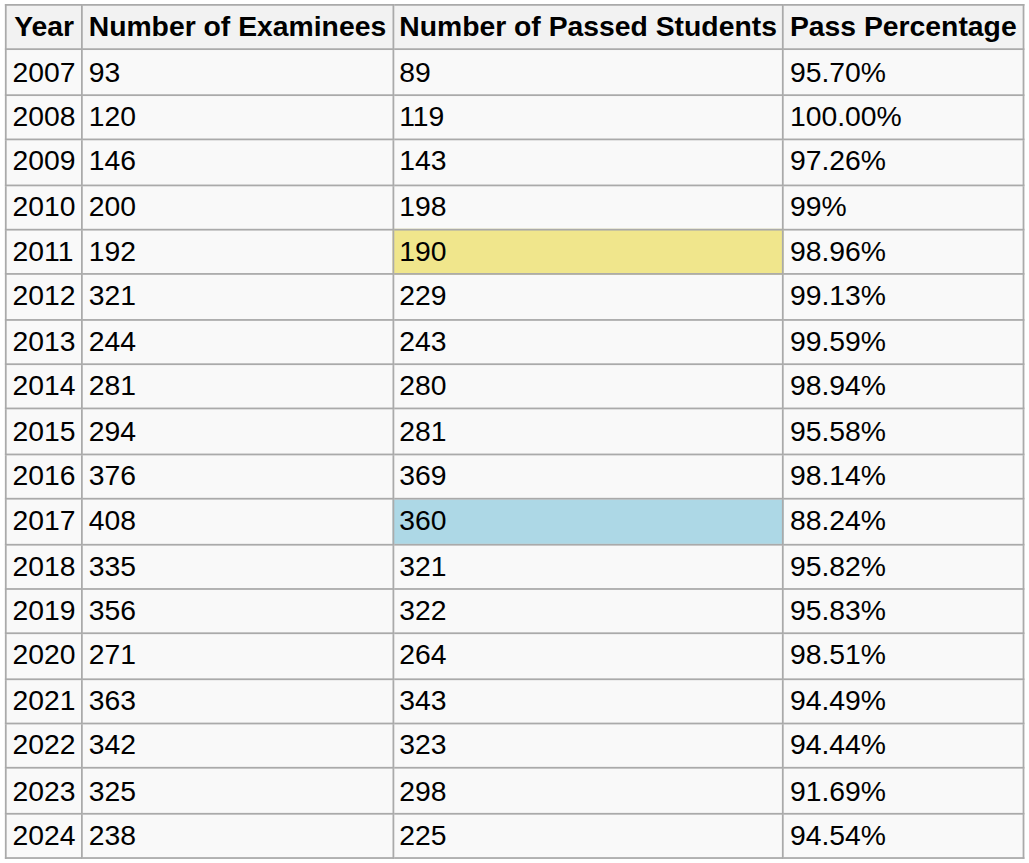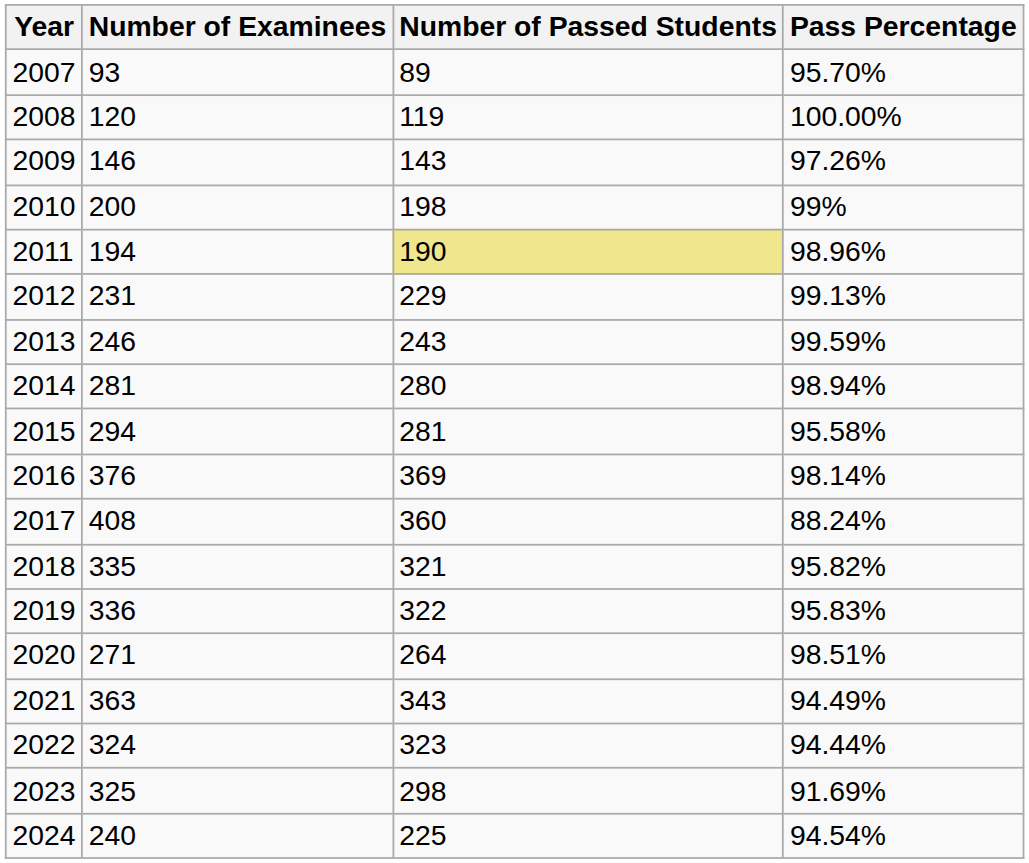(112, 251) 192 -> (112, 251) 194
(112, 296) 321 -> (112, 296) 231
(112, 341) 244 -> (112, 341) 246
(423, 521) lightblue background -> (423, 521) no background
(112, 610) 356 -> (112, 610) 336
(112, 745) 342 -> (112, 745) 324
(112, 835) 238 -> (112, 835) 240
